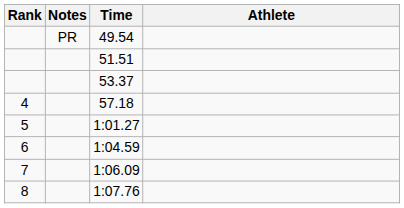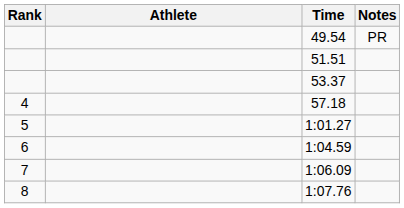columns swapped: (271, 15) <-> (67, 15)
